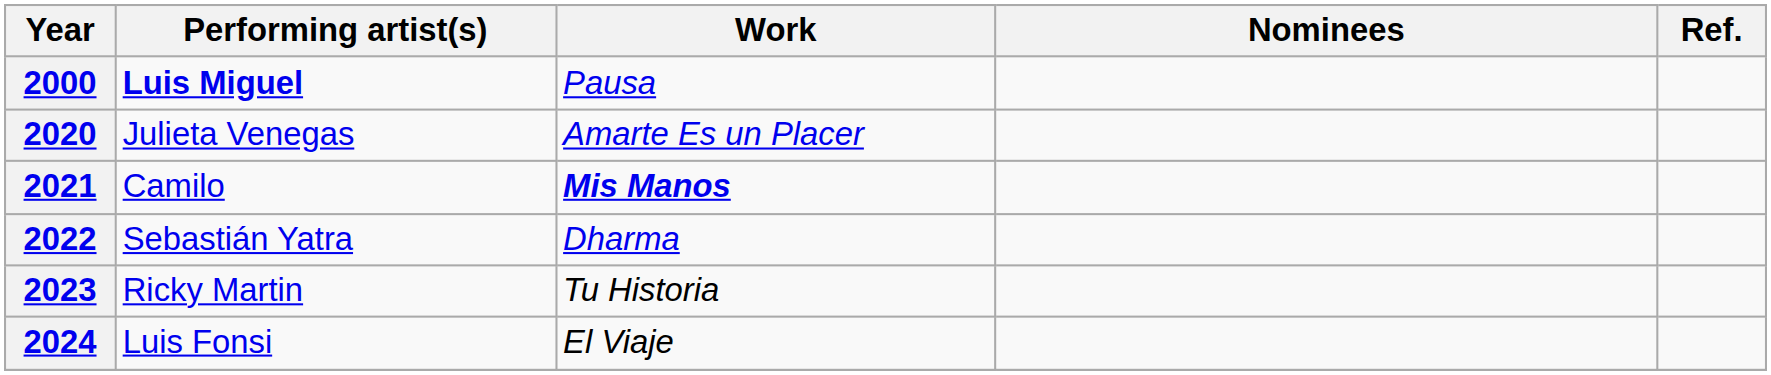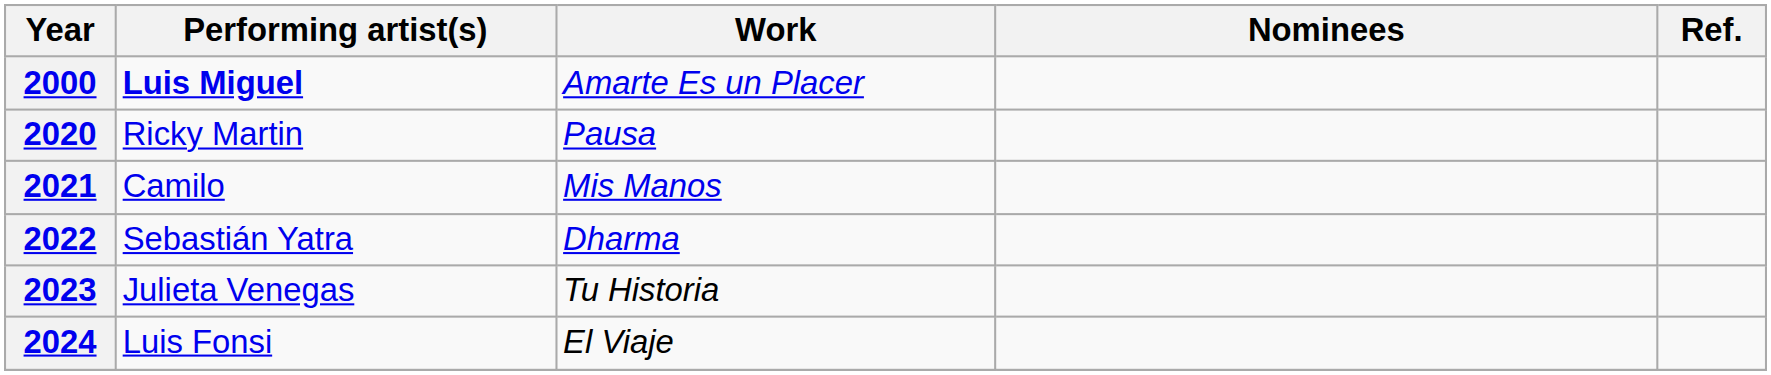(610, 82) Pausa -> (714, 82) Amarte Es un Placer
(238, 134) Julieta Venegas -> (213, 134) Ricky Martin
(714, 134) Amarte Es un Placer -> (610, 134) Pausa
(647, 186) bold -> (642, 186) normal
(213, 290) Ricky Martin -> (238, 290) Julieta Venegas
